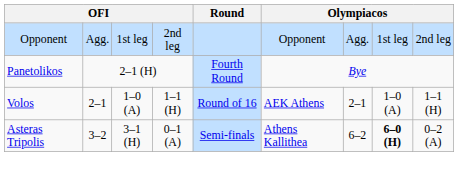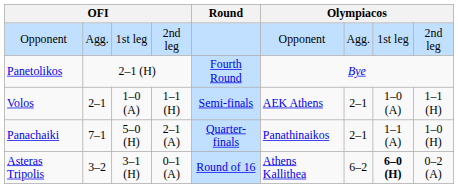(227, 103) Round of 16 -> (226, 103) Semi-finals
+ row: (33, 135)
(227, 135) Semi-finals -> (226, 167) Round of 16
